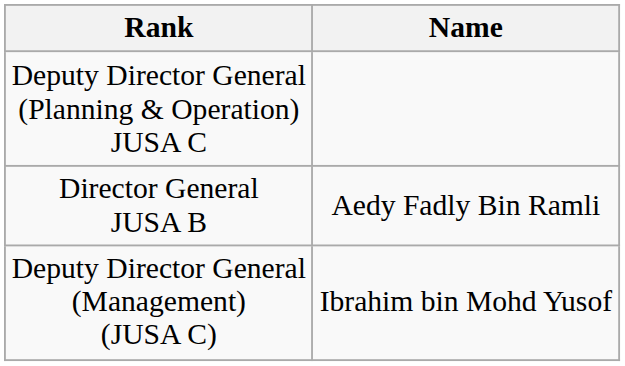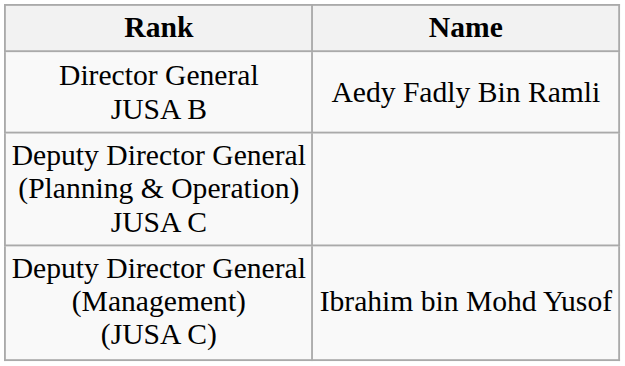rows swapped: (159, 205) <-> (159, 108)
